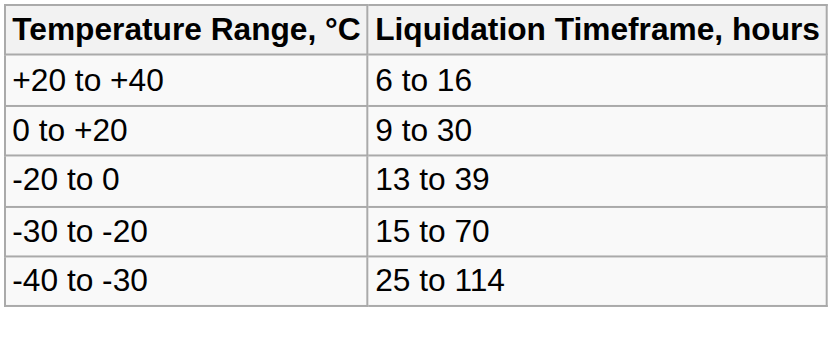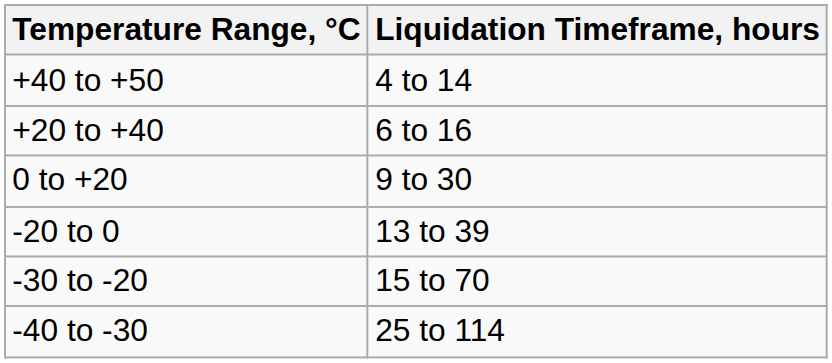+ row: (88, 79)
